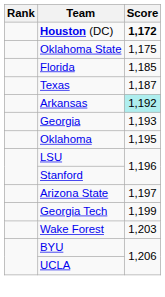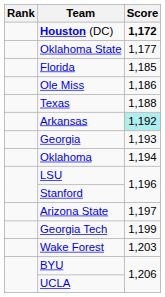(142, 49) 1,175 -> (142, 49) 1,177
+ row: (62, 85)
(142, 85) 1,187 -> (142, 103) 1,188
(142, 139) 1,195 -> (142, 157) 1,194
